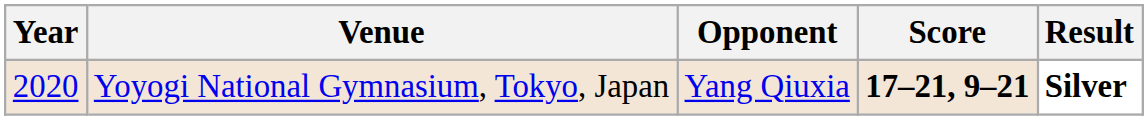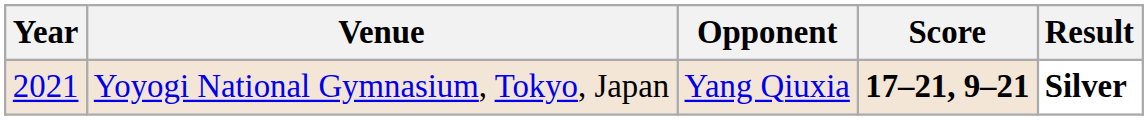(46, 86) 2020 -> (46, 86) 2021
